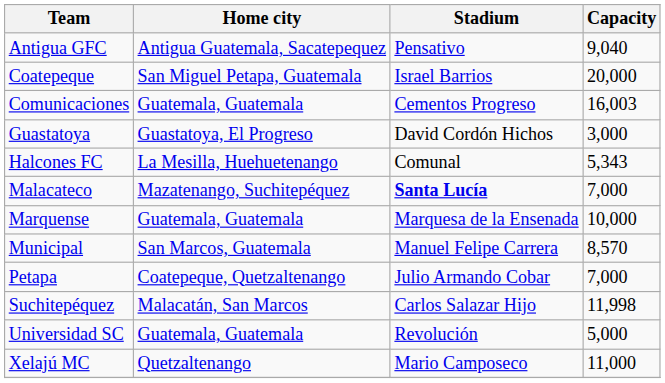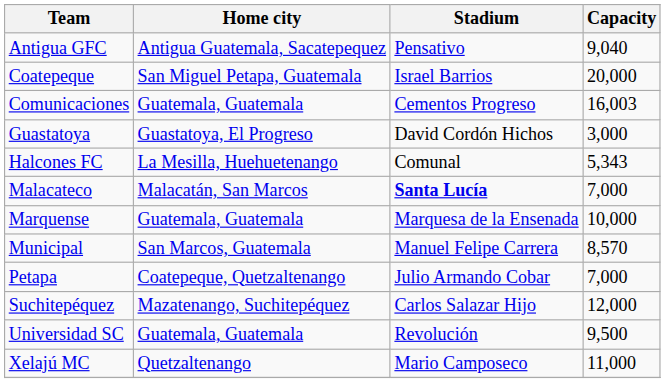(243, 190) Mazatenango, Suchitepéquez -> (223, 190) Malacatán, San Marcos
(223, 305) Malacatán, San Marcos -> (243, 305) Mazatenango, Suchitepéquez
(611, 305) 11,998 -> (612, 305) 12,000
(607, 334) 5,000 -> (607, 334) 9,500
